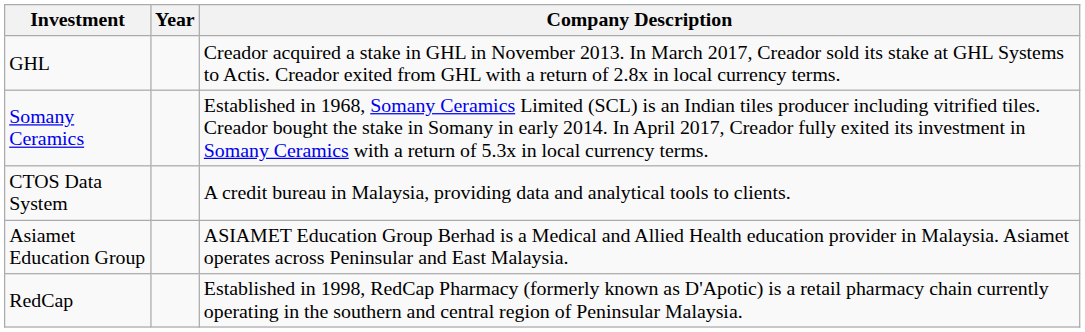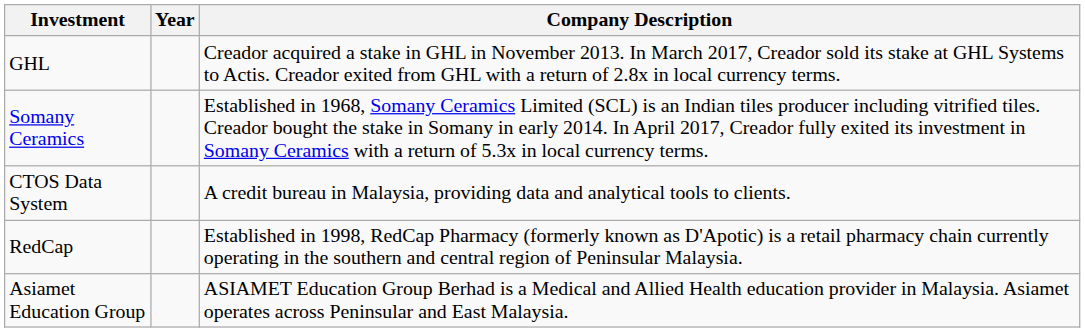rows swapped: (77, 246) <-> (41, 300)
